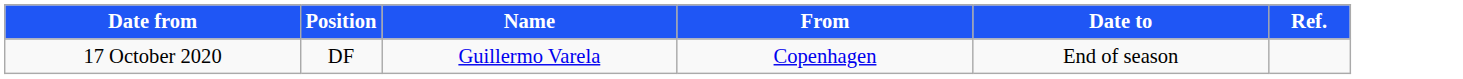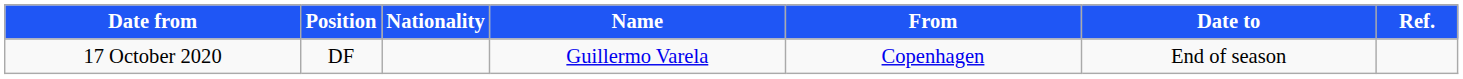+ column: (436, 21)
